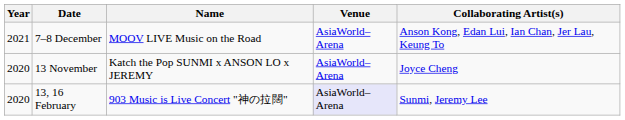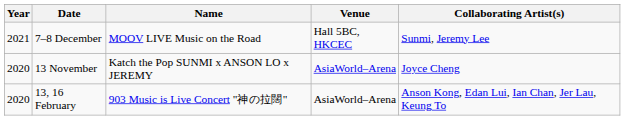(343, 37) AsiaWorld–Arena -> (337, 37) Hall 5BC, HKCEC
(497, 37) Anson Kong, Edan Lui, Ian Chan, Jer Lau, Keung To -> (445, 37) Sunmi, Jeremy Lee
(343, 99) lavender background -> (355, 99) no background
(444, 99) Sunmi, Jeremy Lee -> (499, 99) Anson Kong, Edan Lui, Ian Chan, Jer Lau, Keung To
